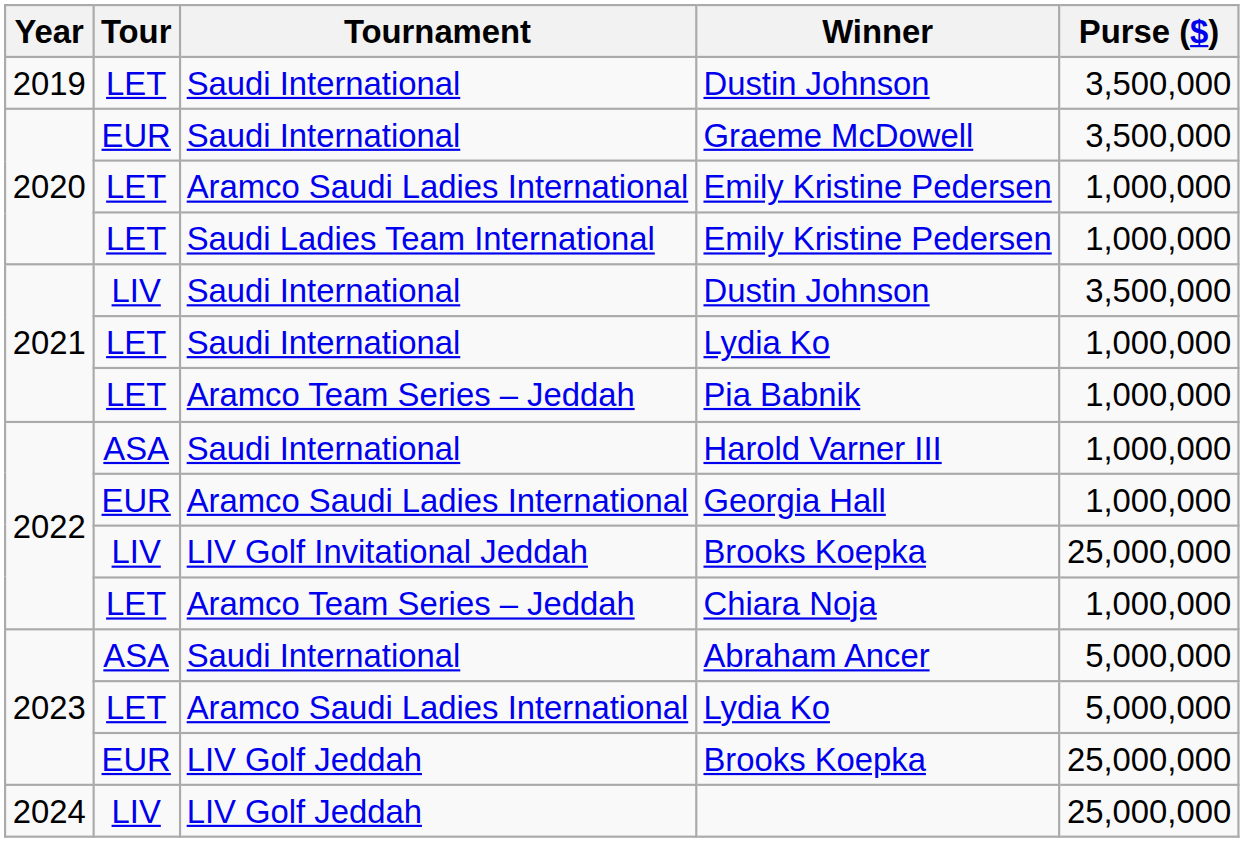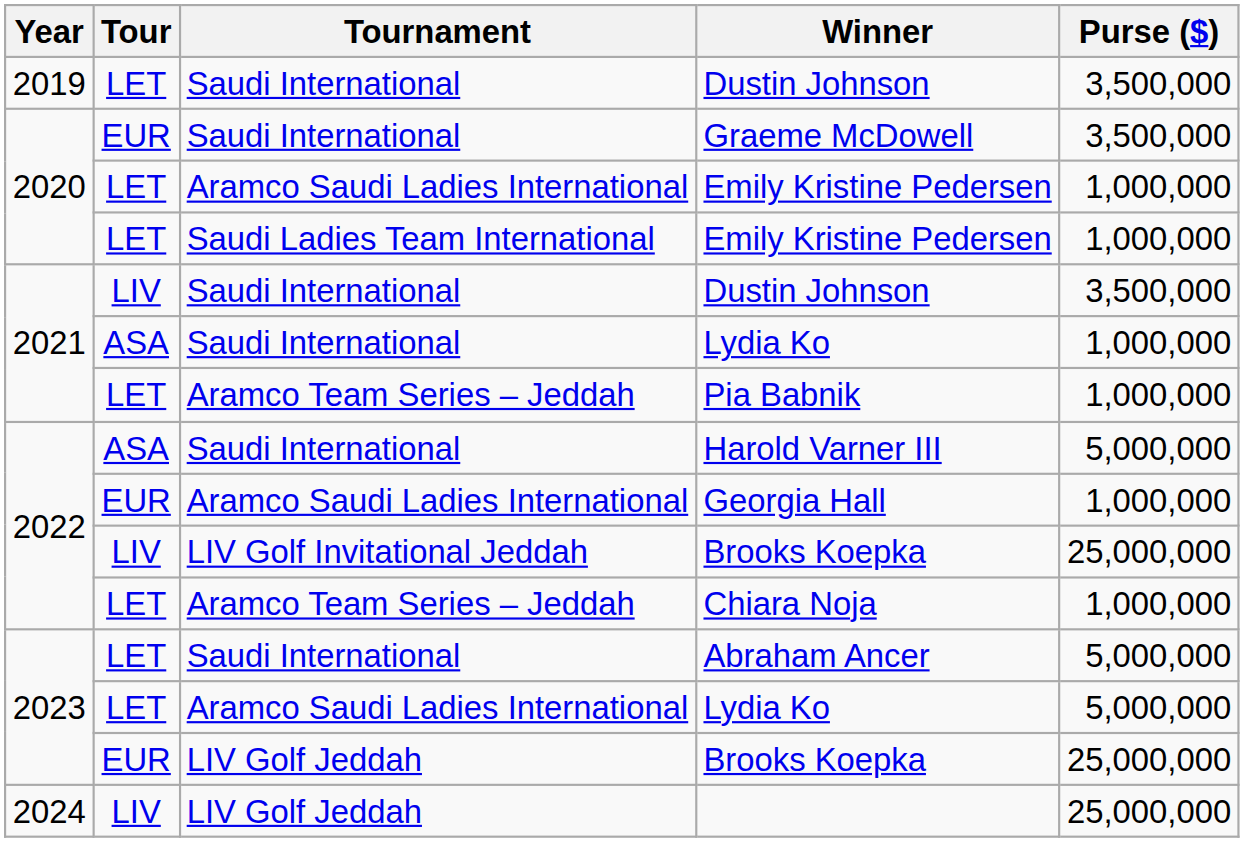(136, 343) LET -> (136, 343) ASA
(1158, 447) 1,000,000 -> (1158, 447) 5,000,000
(136, 655) ASA -> (136, 655) LET
